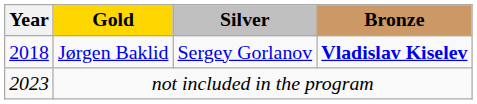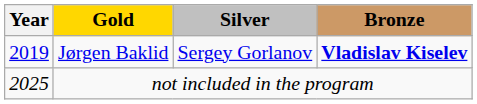(29, 51) 2018 -> (29, 51) 2019
(29, 83) 2023 -> (29, 83) 2025
